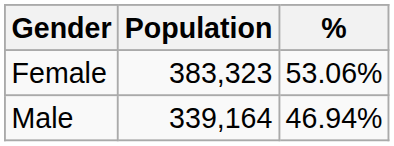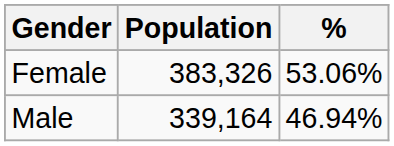(221, 73) 383,323 -> (221, 73) 383,326
